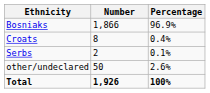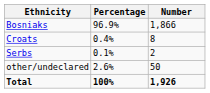columns swapped: (120, 11) <-> (176, 11)
